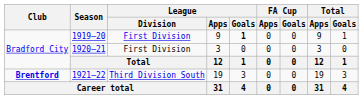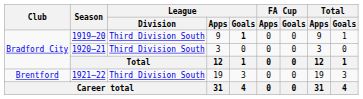(157, 37) First Division -> (157, 37) Third Division South
(157, 50) First Division -> (157, 50) Third Division South
(37, 75) bold -> (37, 75) normal
